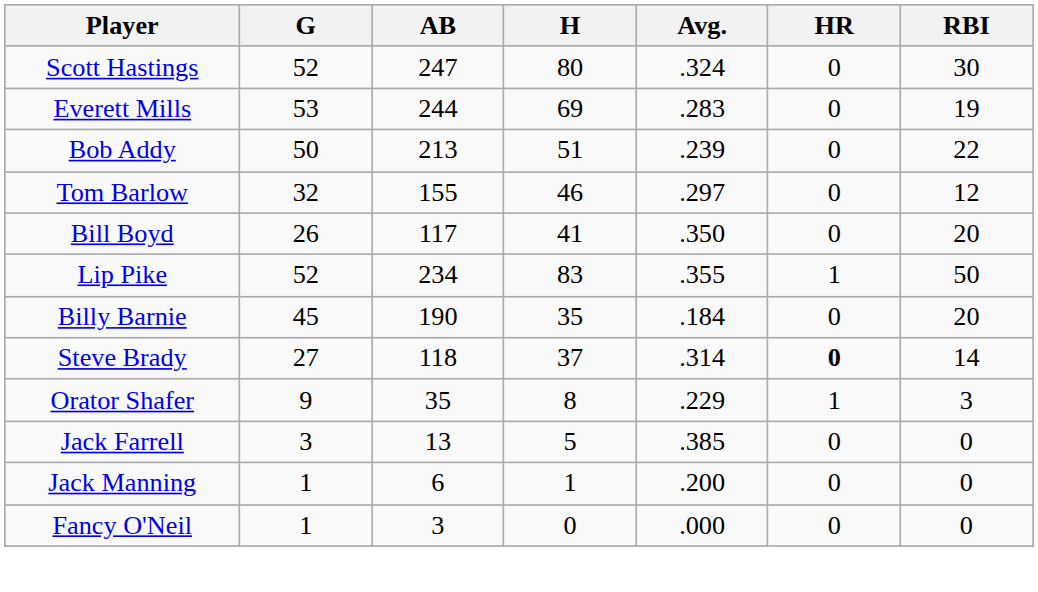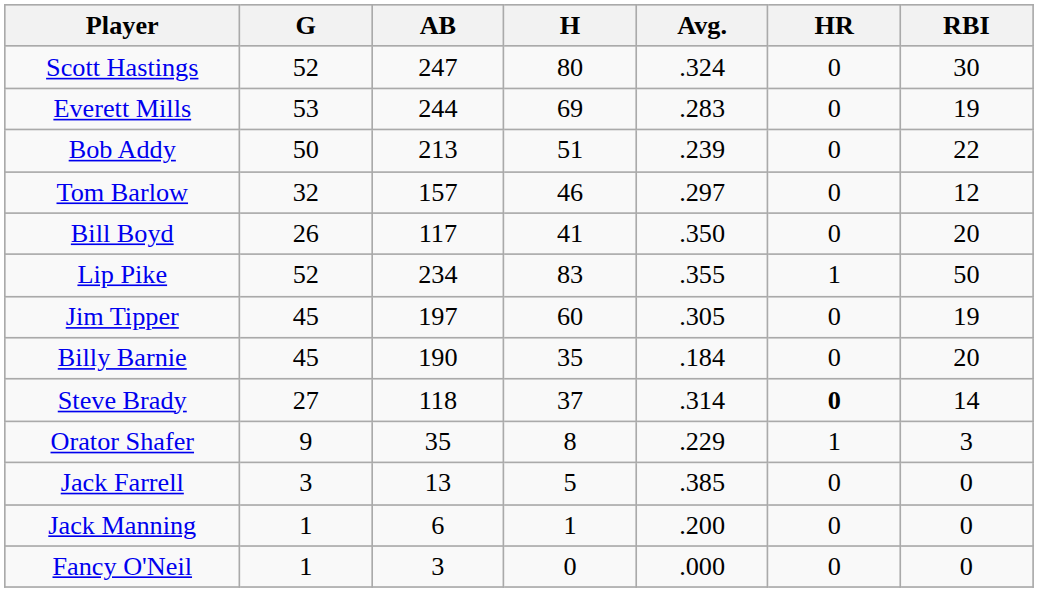(438, 191) 155 -> (438, 191) 157
+ row: (122, 316)
